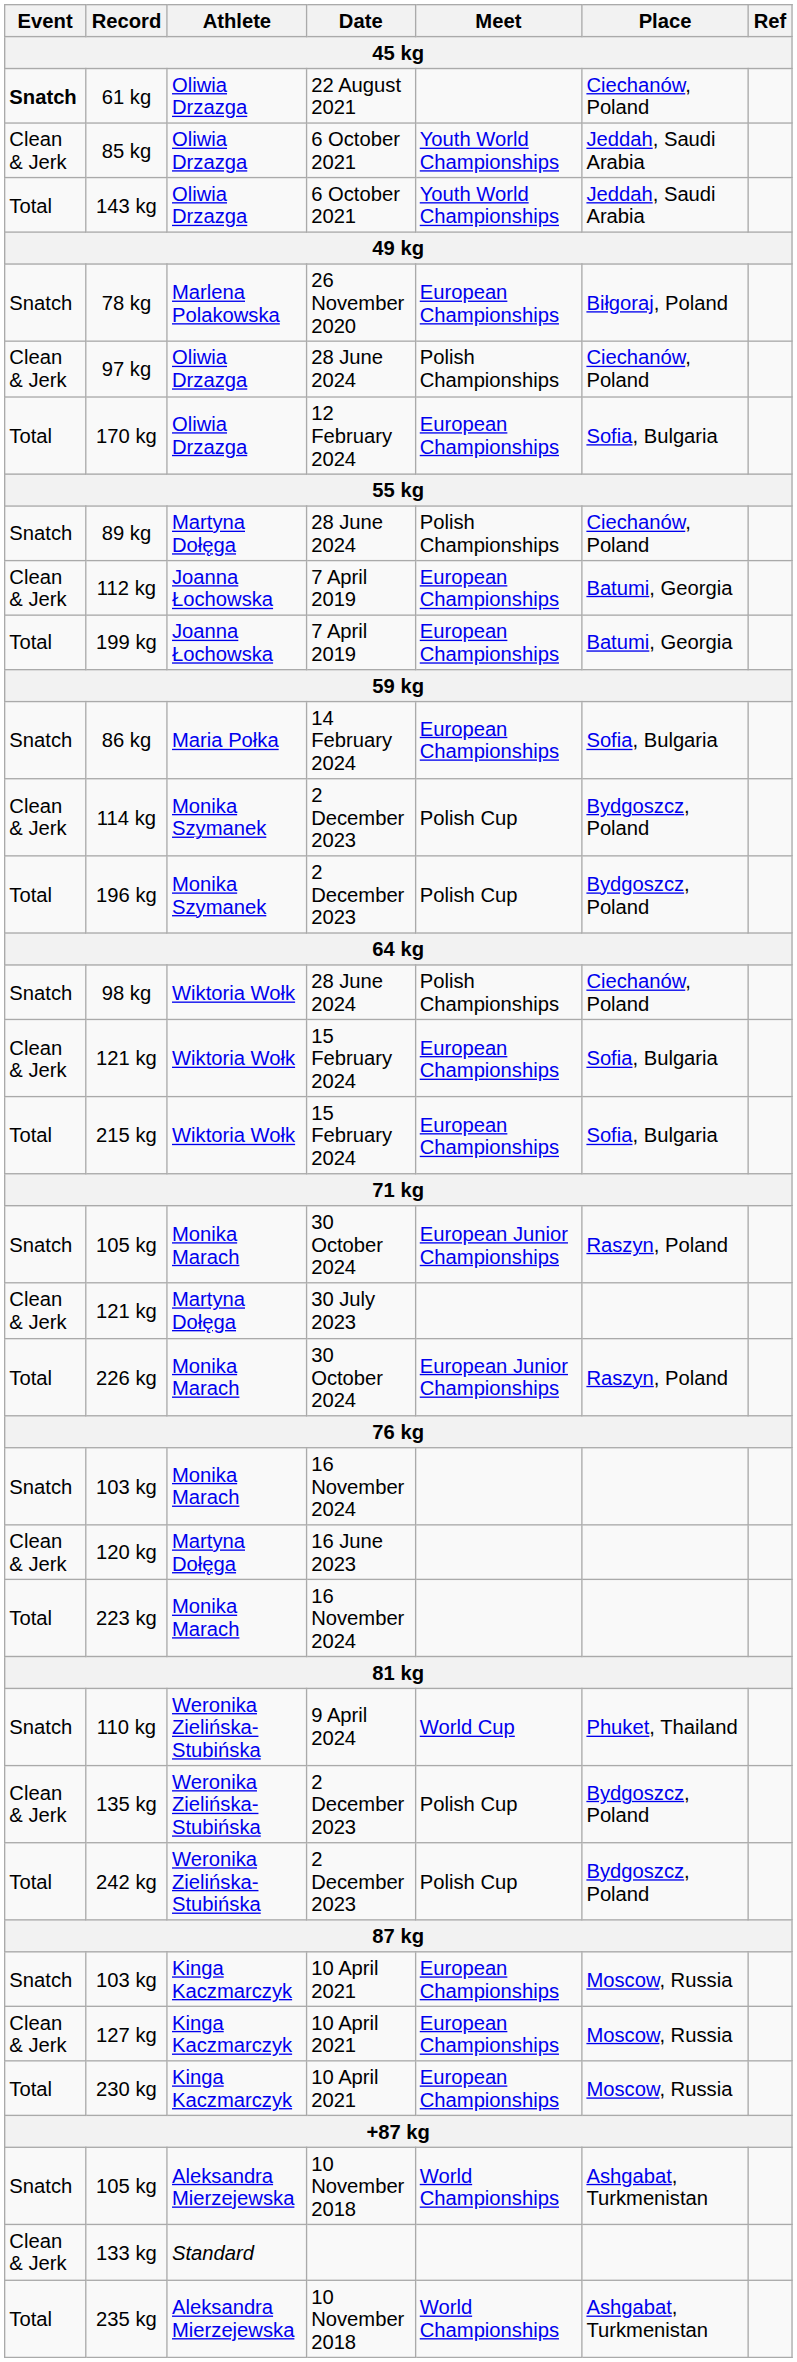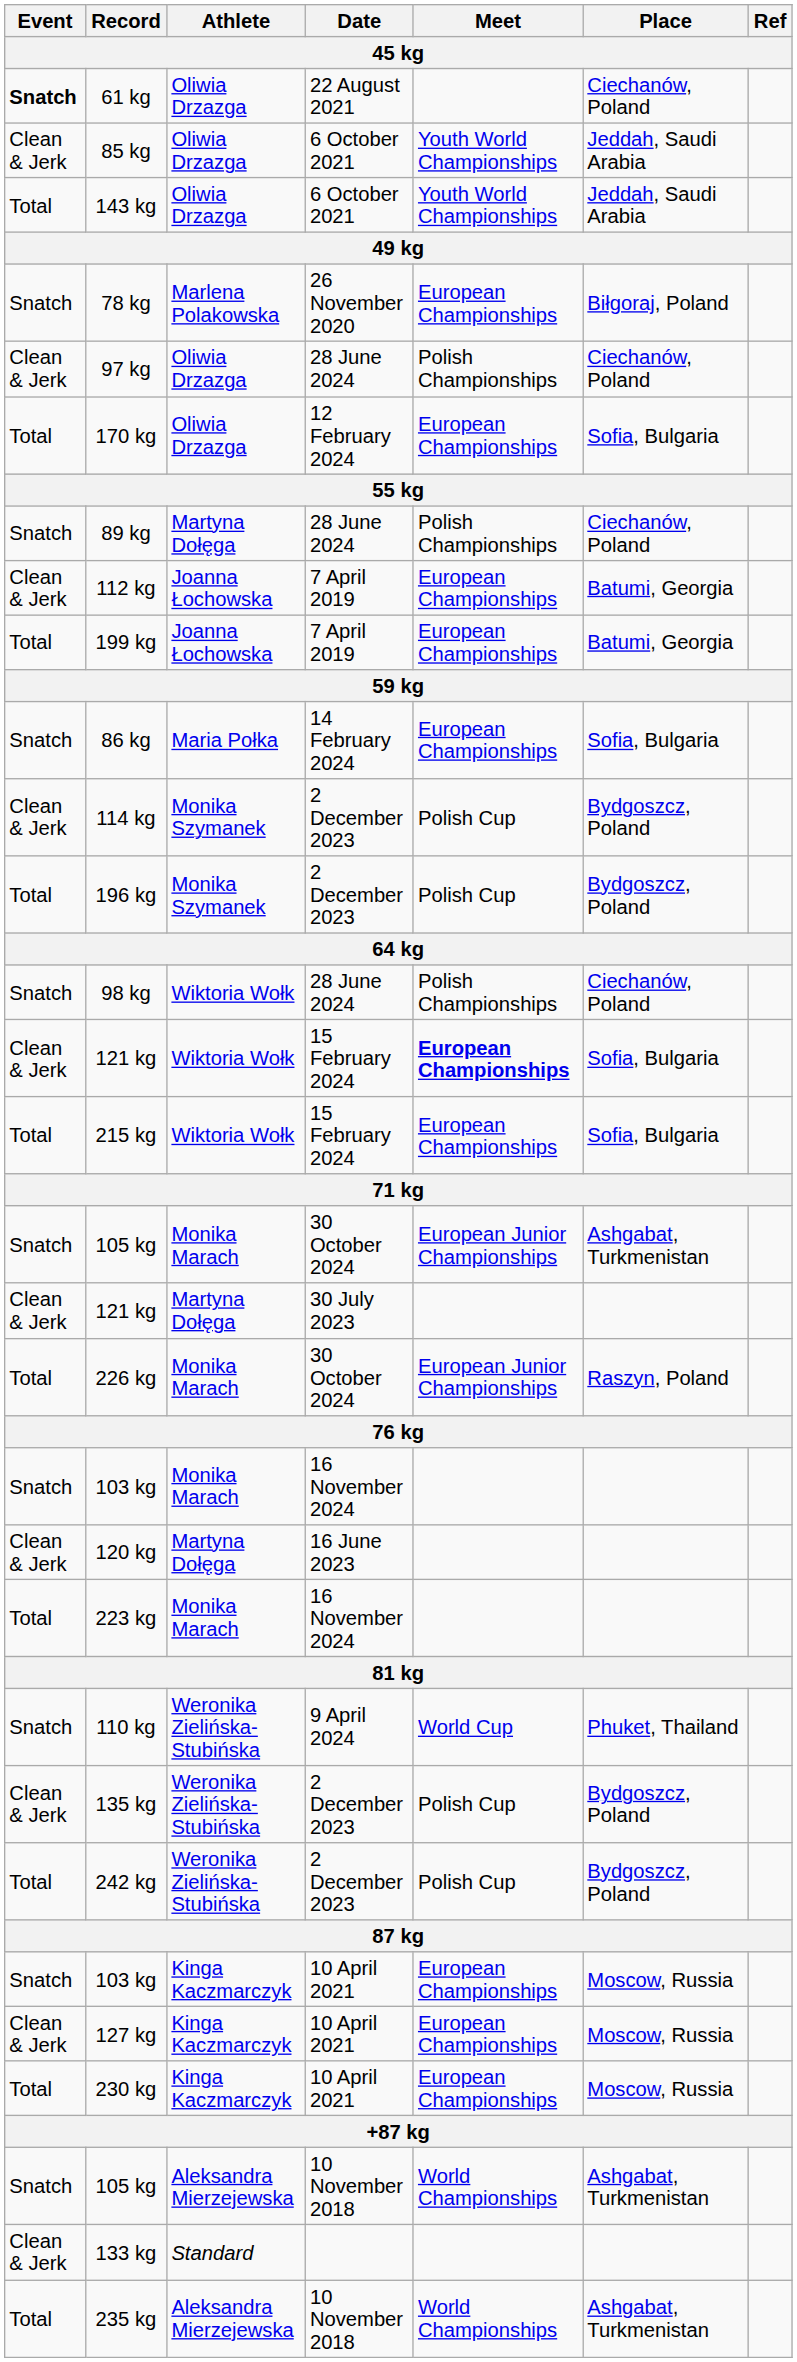(489, 1059) normal -> (494, 1059) bold
(657, 1245) Raszyn, Poland -> (648, 1245) Ashgabat, Turkmenistan
